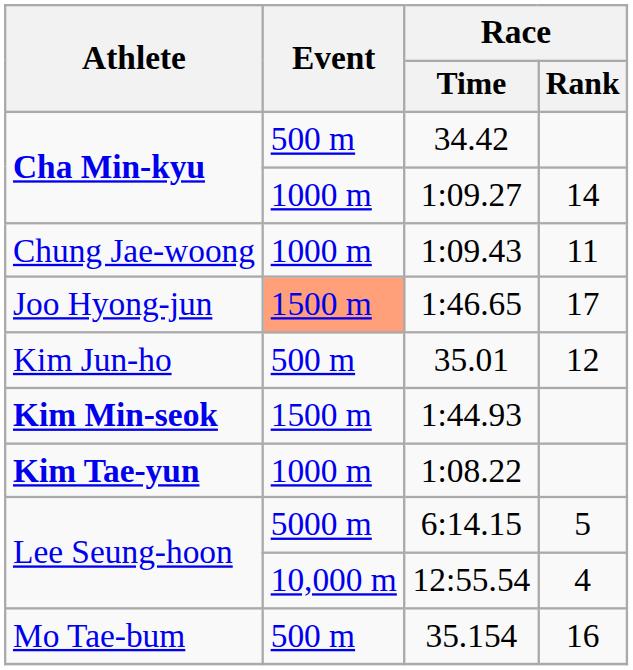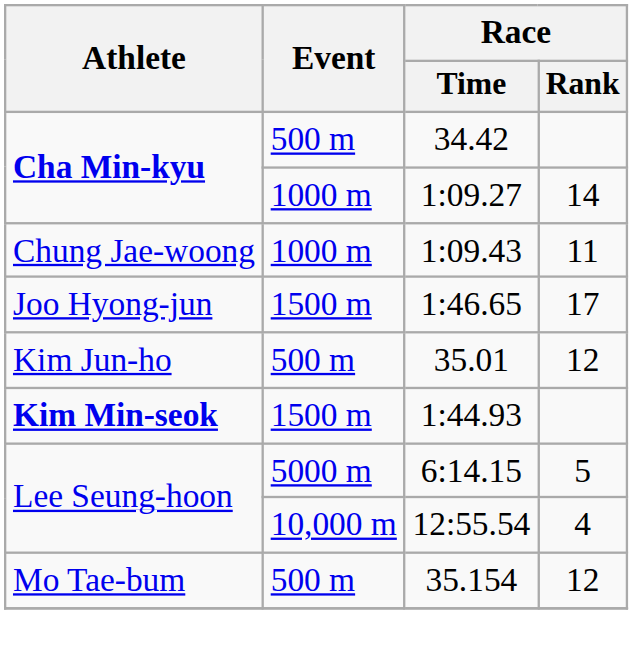(321, 304) lightsalmon background -> (321, 304) no background
- row: (471, 470)
(583, 635) 16 -> (583, 580) 12
